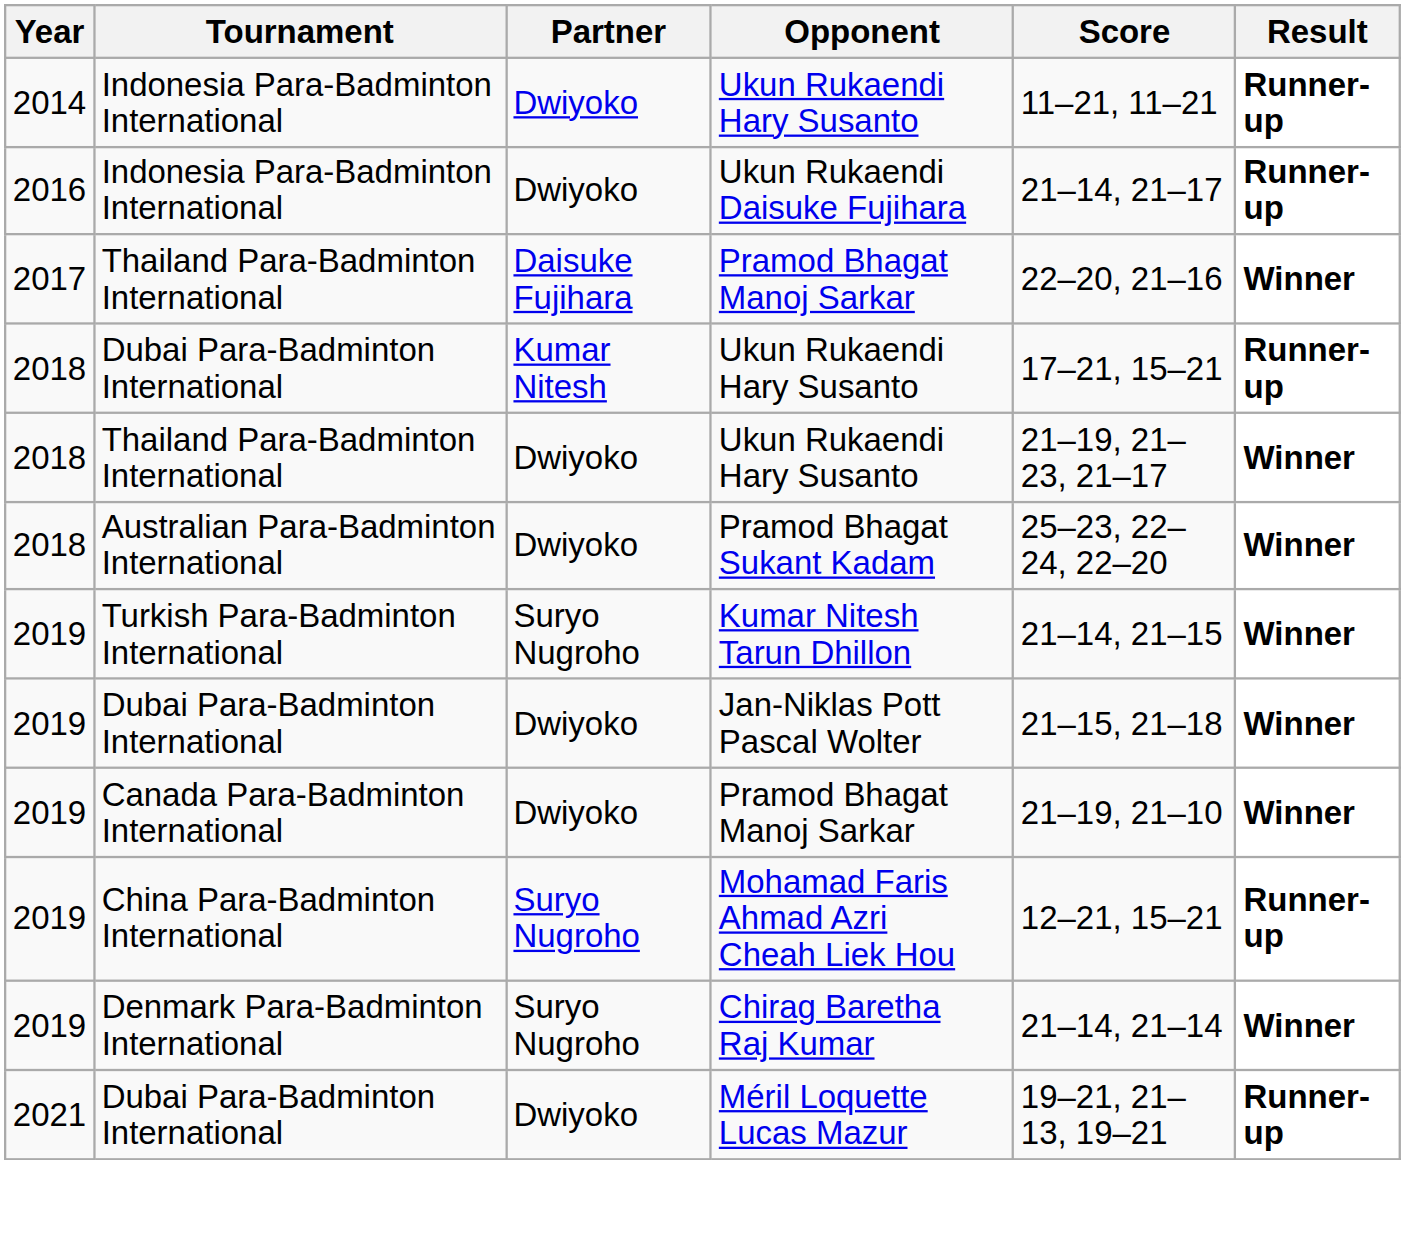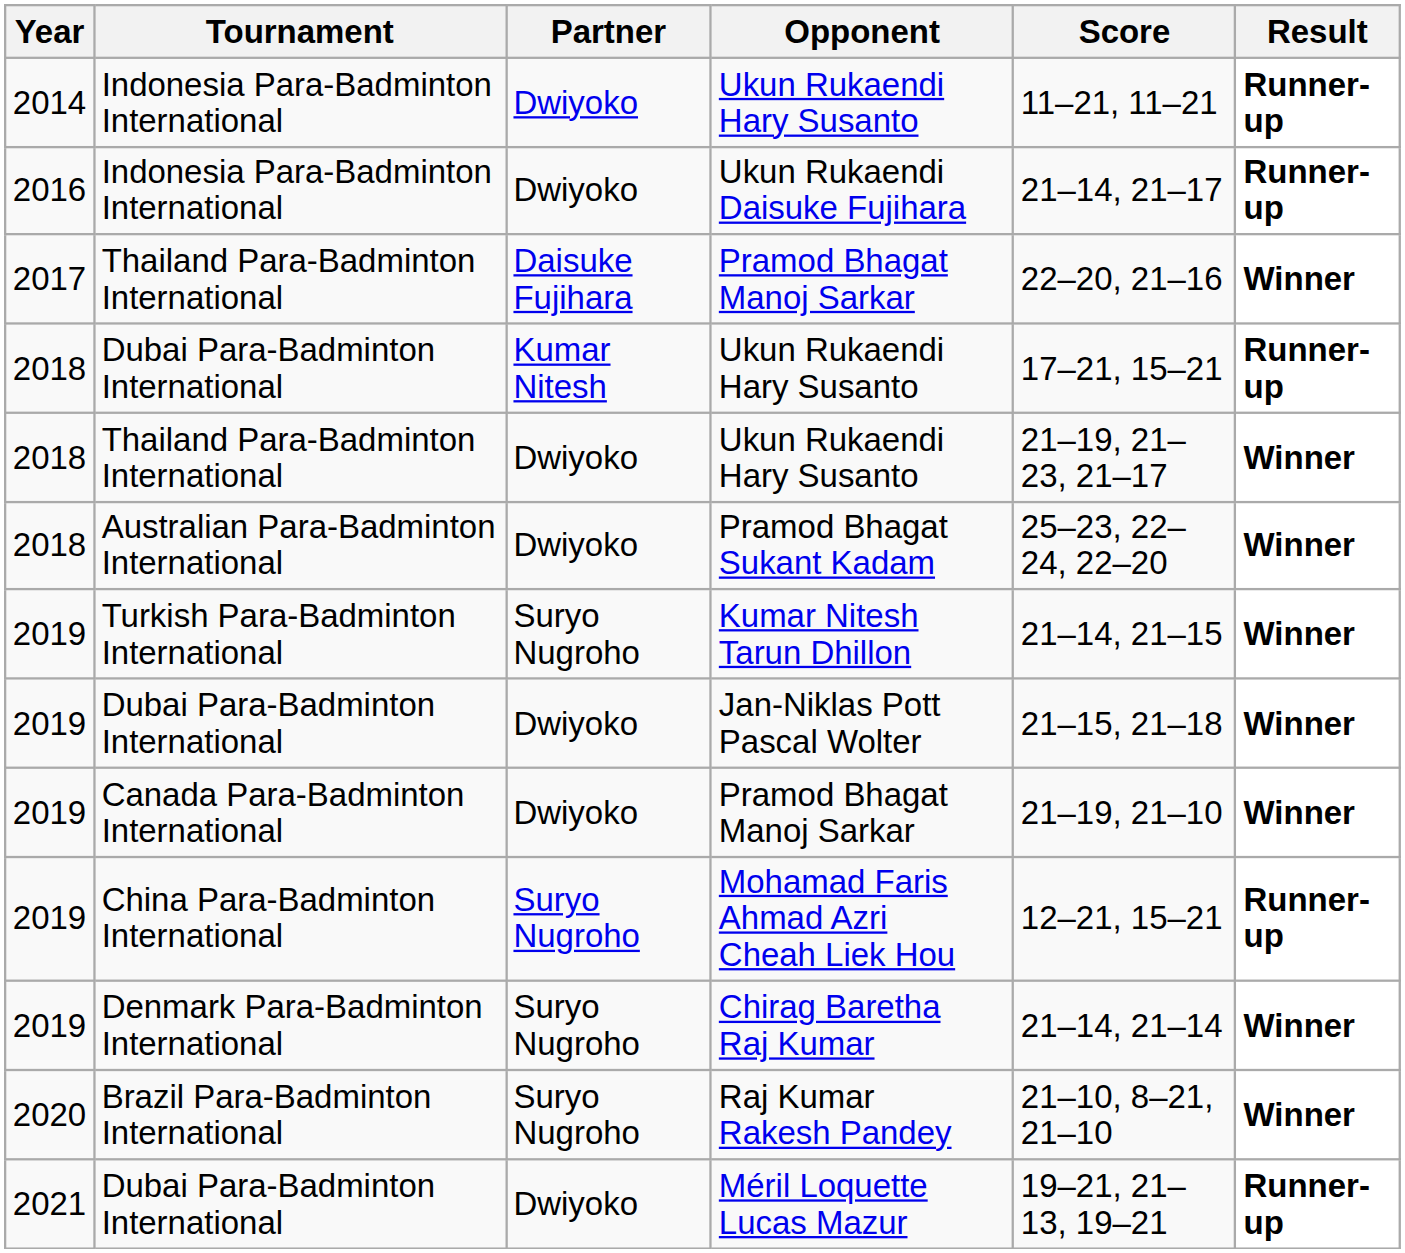+ row: (267, 1115)
